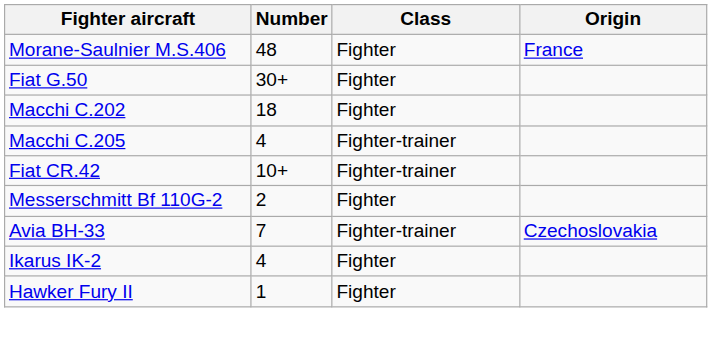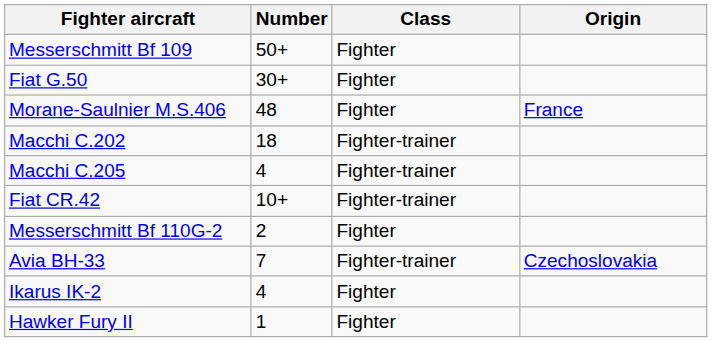+ row: (101, 49)
rows swapped: (117, 49) <-> (48, 79)
(366, 110) Fighter -> (396, 140) Fighter-trainer
